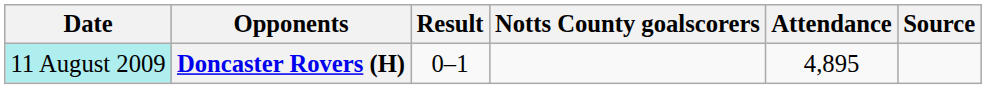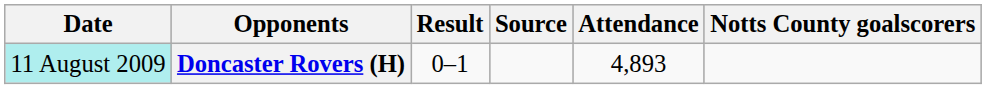columns swapped: (627, 24) <-> (939, 24)
(832, 63) 4,895 -> (639, 63) 4,893
